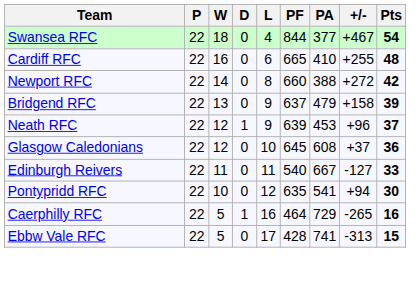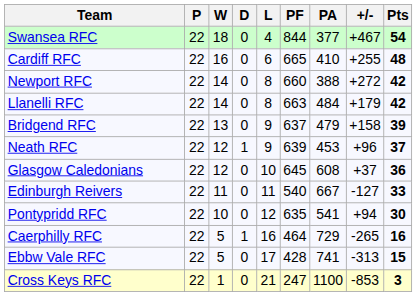+ row: (46, 103)
+ row: (59, 280)
